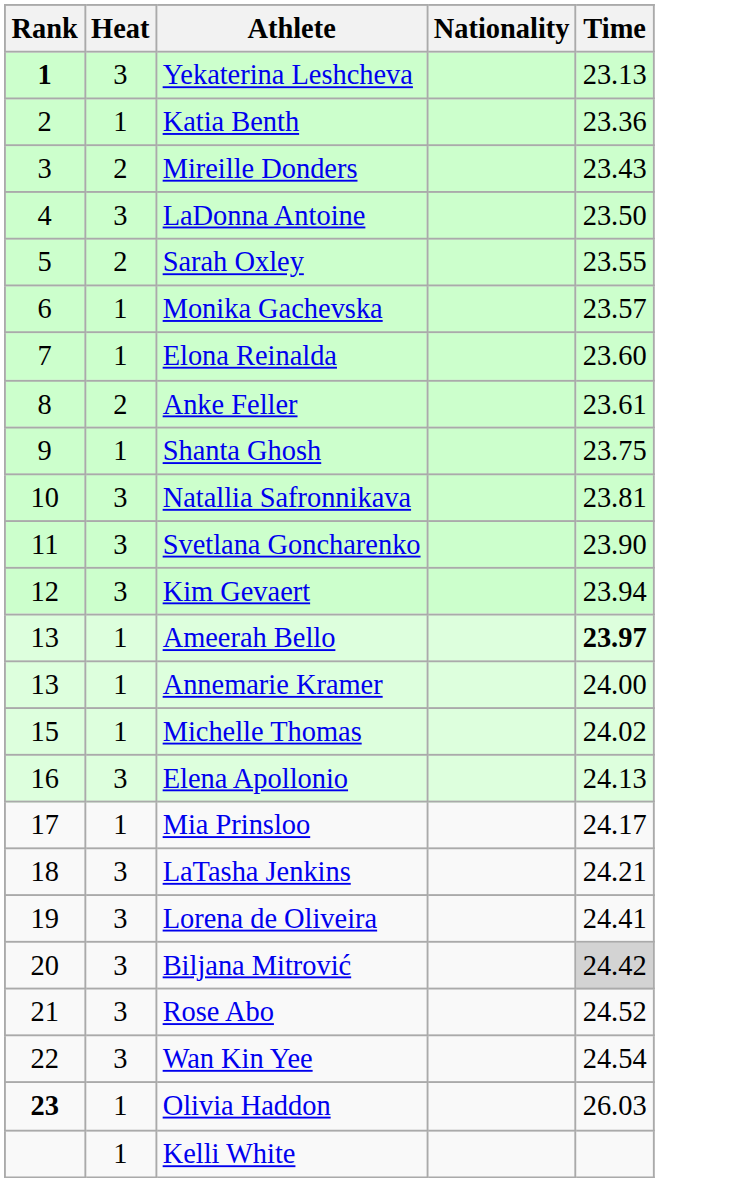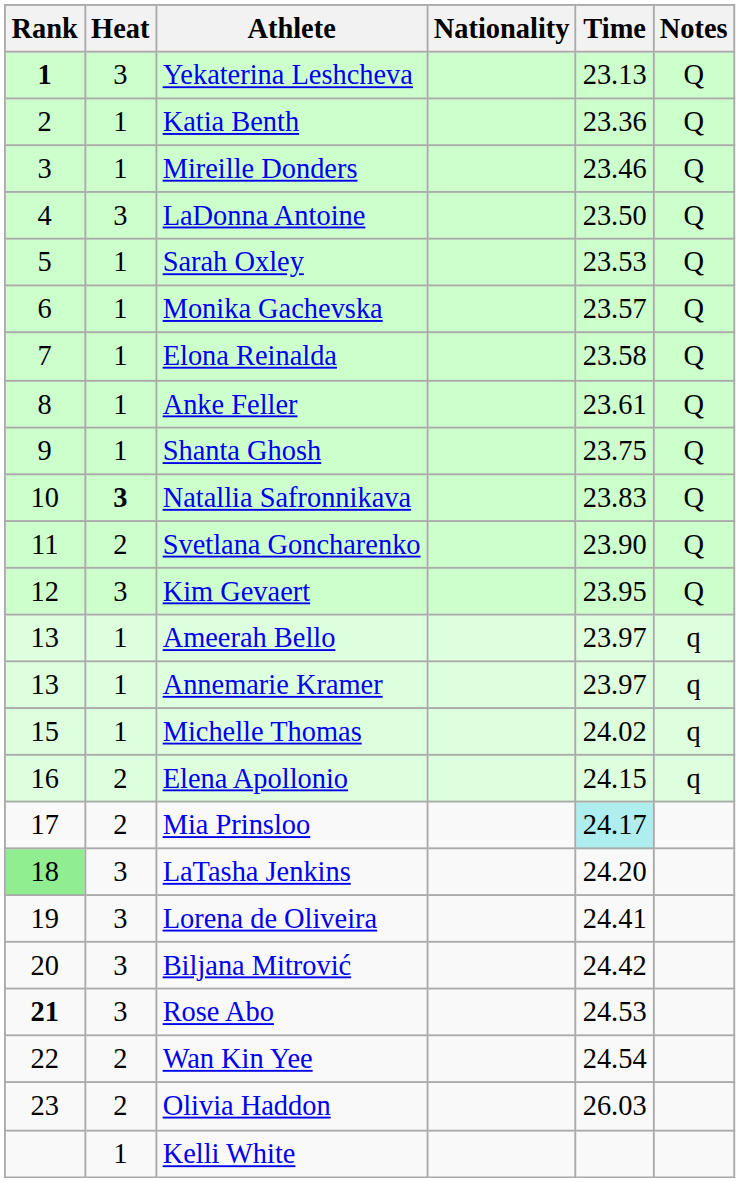+ column: (694, 28)
(120, 168) 2 -> (120, 168) 1
(615, 168) 23.43 -> (615, 168) 23.46
(120, 262) 2 -> (120, 262) 1
(615, 262) 23.55 -> (615, 262) 23.53
(615, 356) 23.60 -> (615, 356) 23.58
(120, 403) 2 -> (120, 403) 1
(120, 496) normal -> (120, 496) bold
(615, 496) 23.81 -> (615, 496) 23.83
(120, 543) 3 -> (120, 543) 2
(615, 590) 23.94 -> (615, 590) 23.95
(615, 637) bold -> (615, 637) normal
(615, 684) 24.00 -> (615, 684) 23.97
(120, 777) 3 -> (120, 777) 2
(615, 777) 24.13 -> (615, 777) 24.15
(120, 824) 1 -> (120, 824) 2
(615, 824) no background -> (615, 824) paleturquoise background
(45, 871) no background -> (45, 871) lightgreen background
(615, 871) 24.21 -> (615, 871) 24.20
(615, 965) lightgrey background -> (615, 965) no background
(45, 1012) normal -> (45, 1012) bold
(615, 1012) 24.52 -> (615, 1012) 24.53
(120, 1059) 3 -> (120, 1059) 2
(45, 1106) bold -> (45, 1106) normal
(120, 1106) 1 -> (120, 1106) 2
